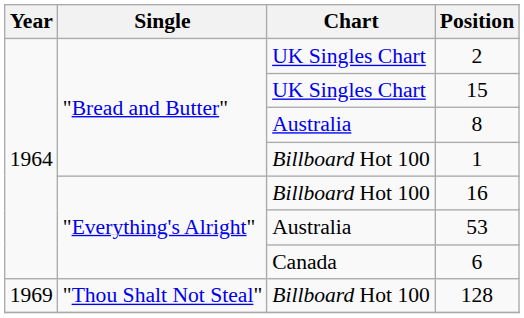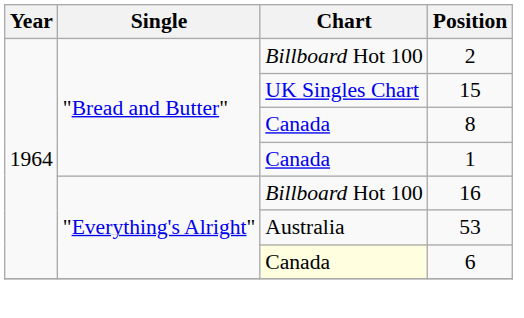(349, 55) UK Singles Chart -> (344, 55) Billboard Hot 100
(312, 124) Australia -> (298, 124) Canada
(351, 158) Billboard Hot 100 -> (298, 158) Canada
(305, 261) no background -> (298, 261) lightyellow background
- row: (477, 295)
